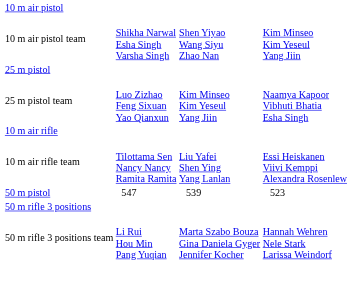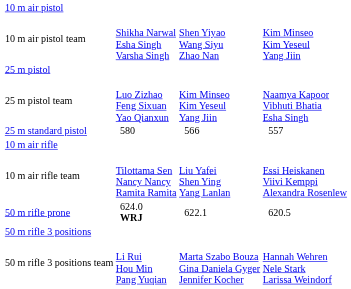+ row: (46, 131)
- row: (28, 193)
+ row: (38, 212)
